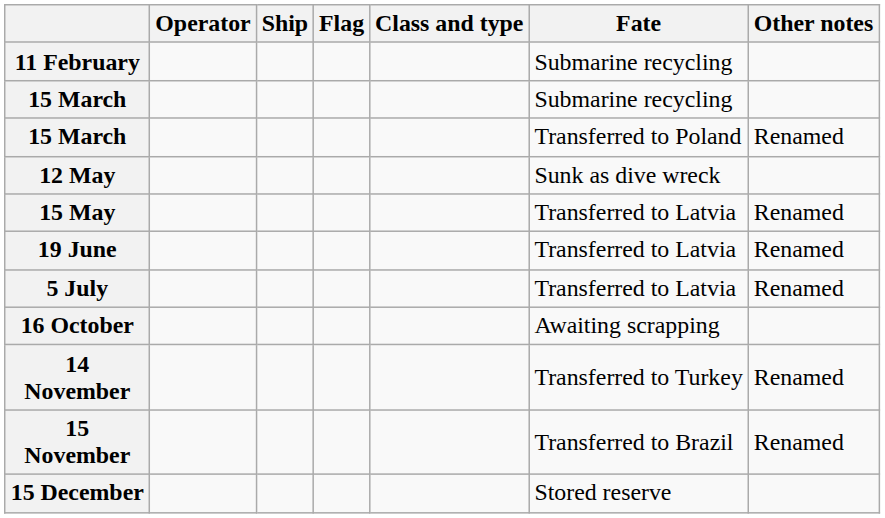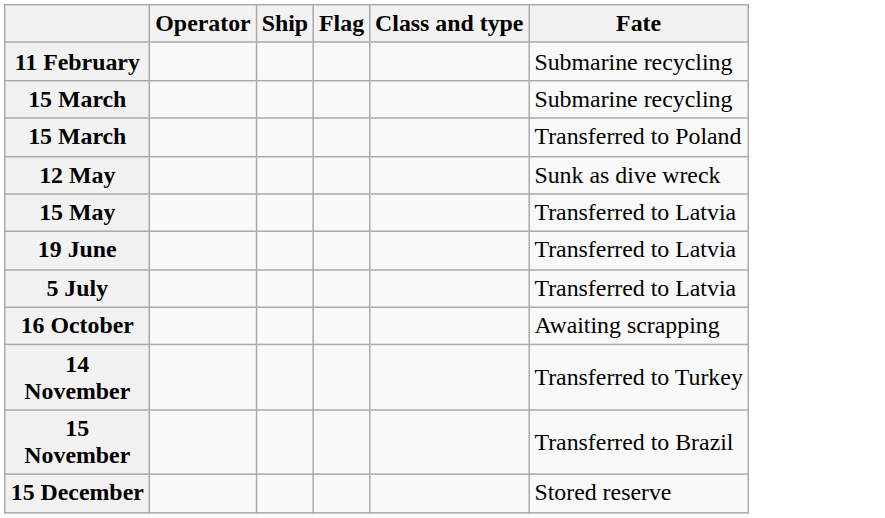- column: (814, 23)
